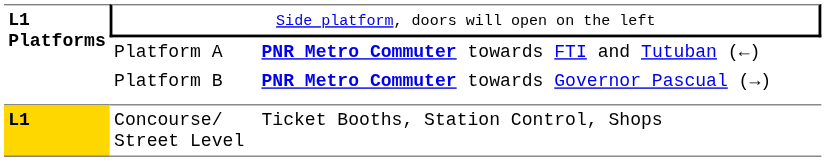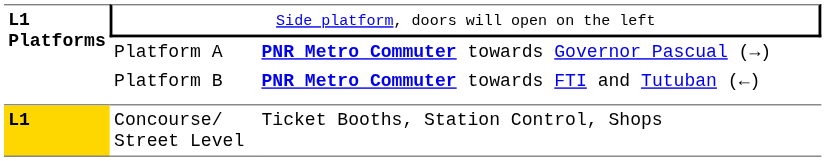(511, 52) PNR Metro Commuter towards FTI and Tutuban (←) -> (516, 52) PNR Metro Commuter towards Governor Pascual (→)
(516, 81) PNR Metro Commuter towards Governor Pascual (→) -> (511, 81) PNR Metro Commuter towards FTI and Tutuban (←)
